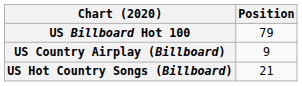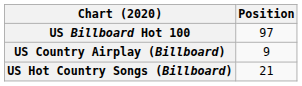(266, 33) 79 -> (266, 33) 97
